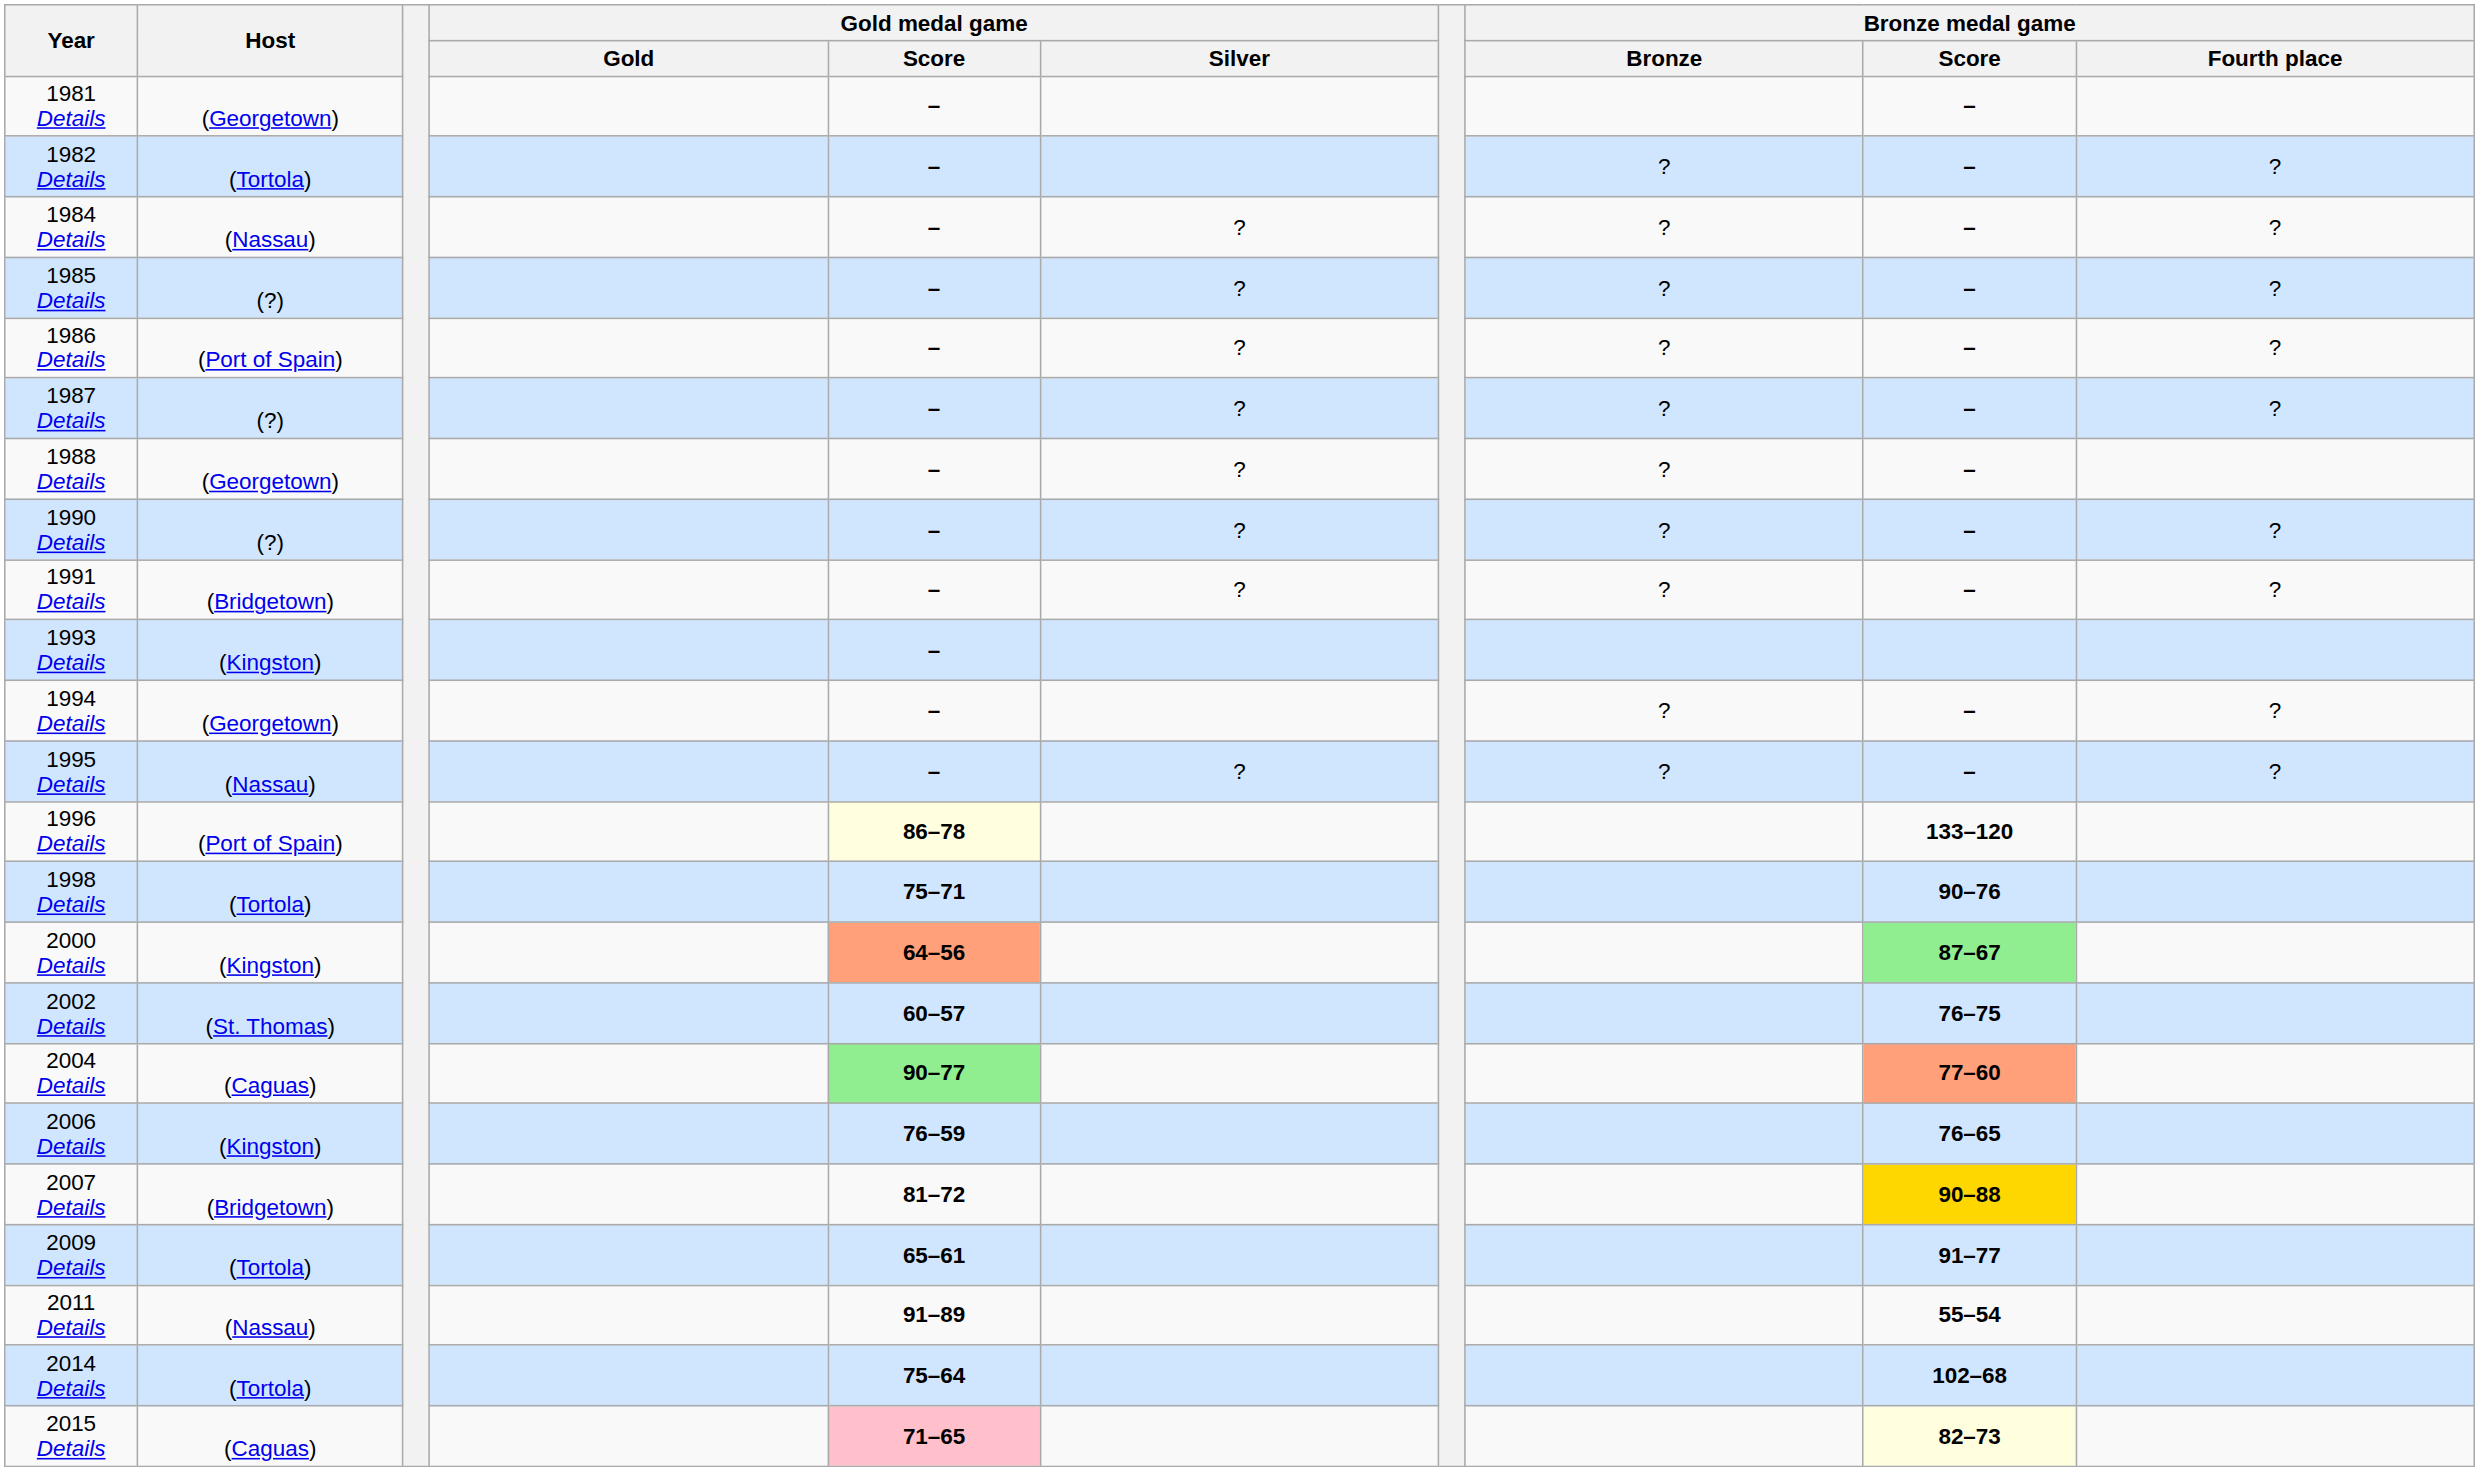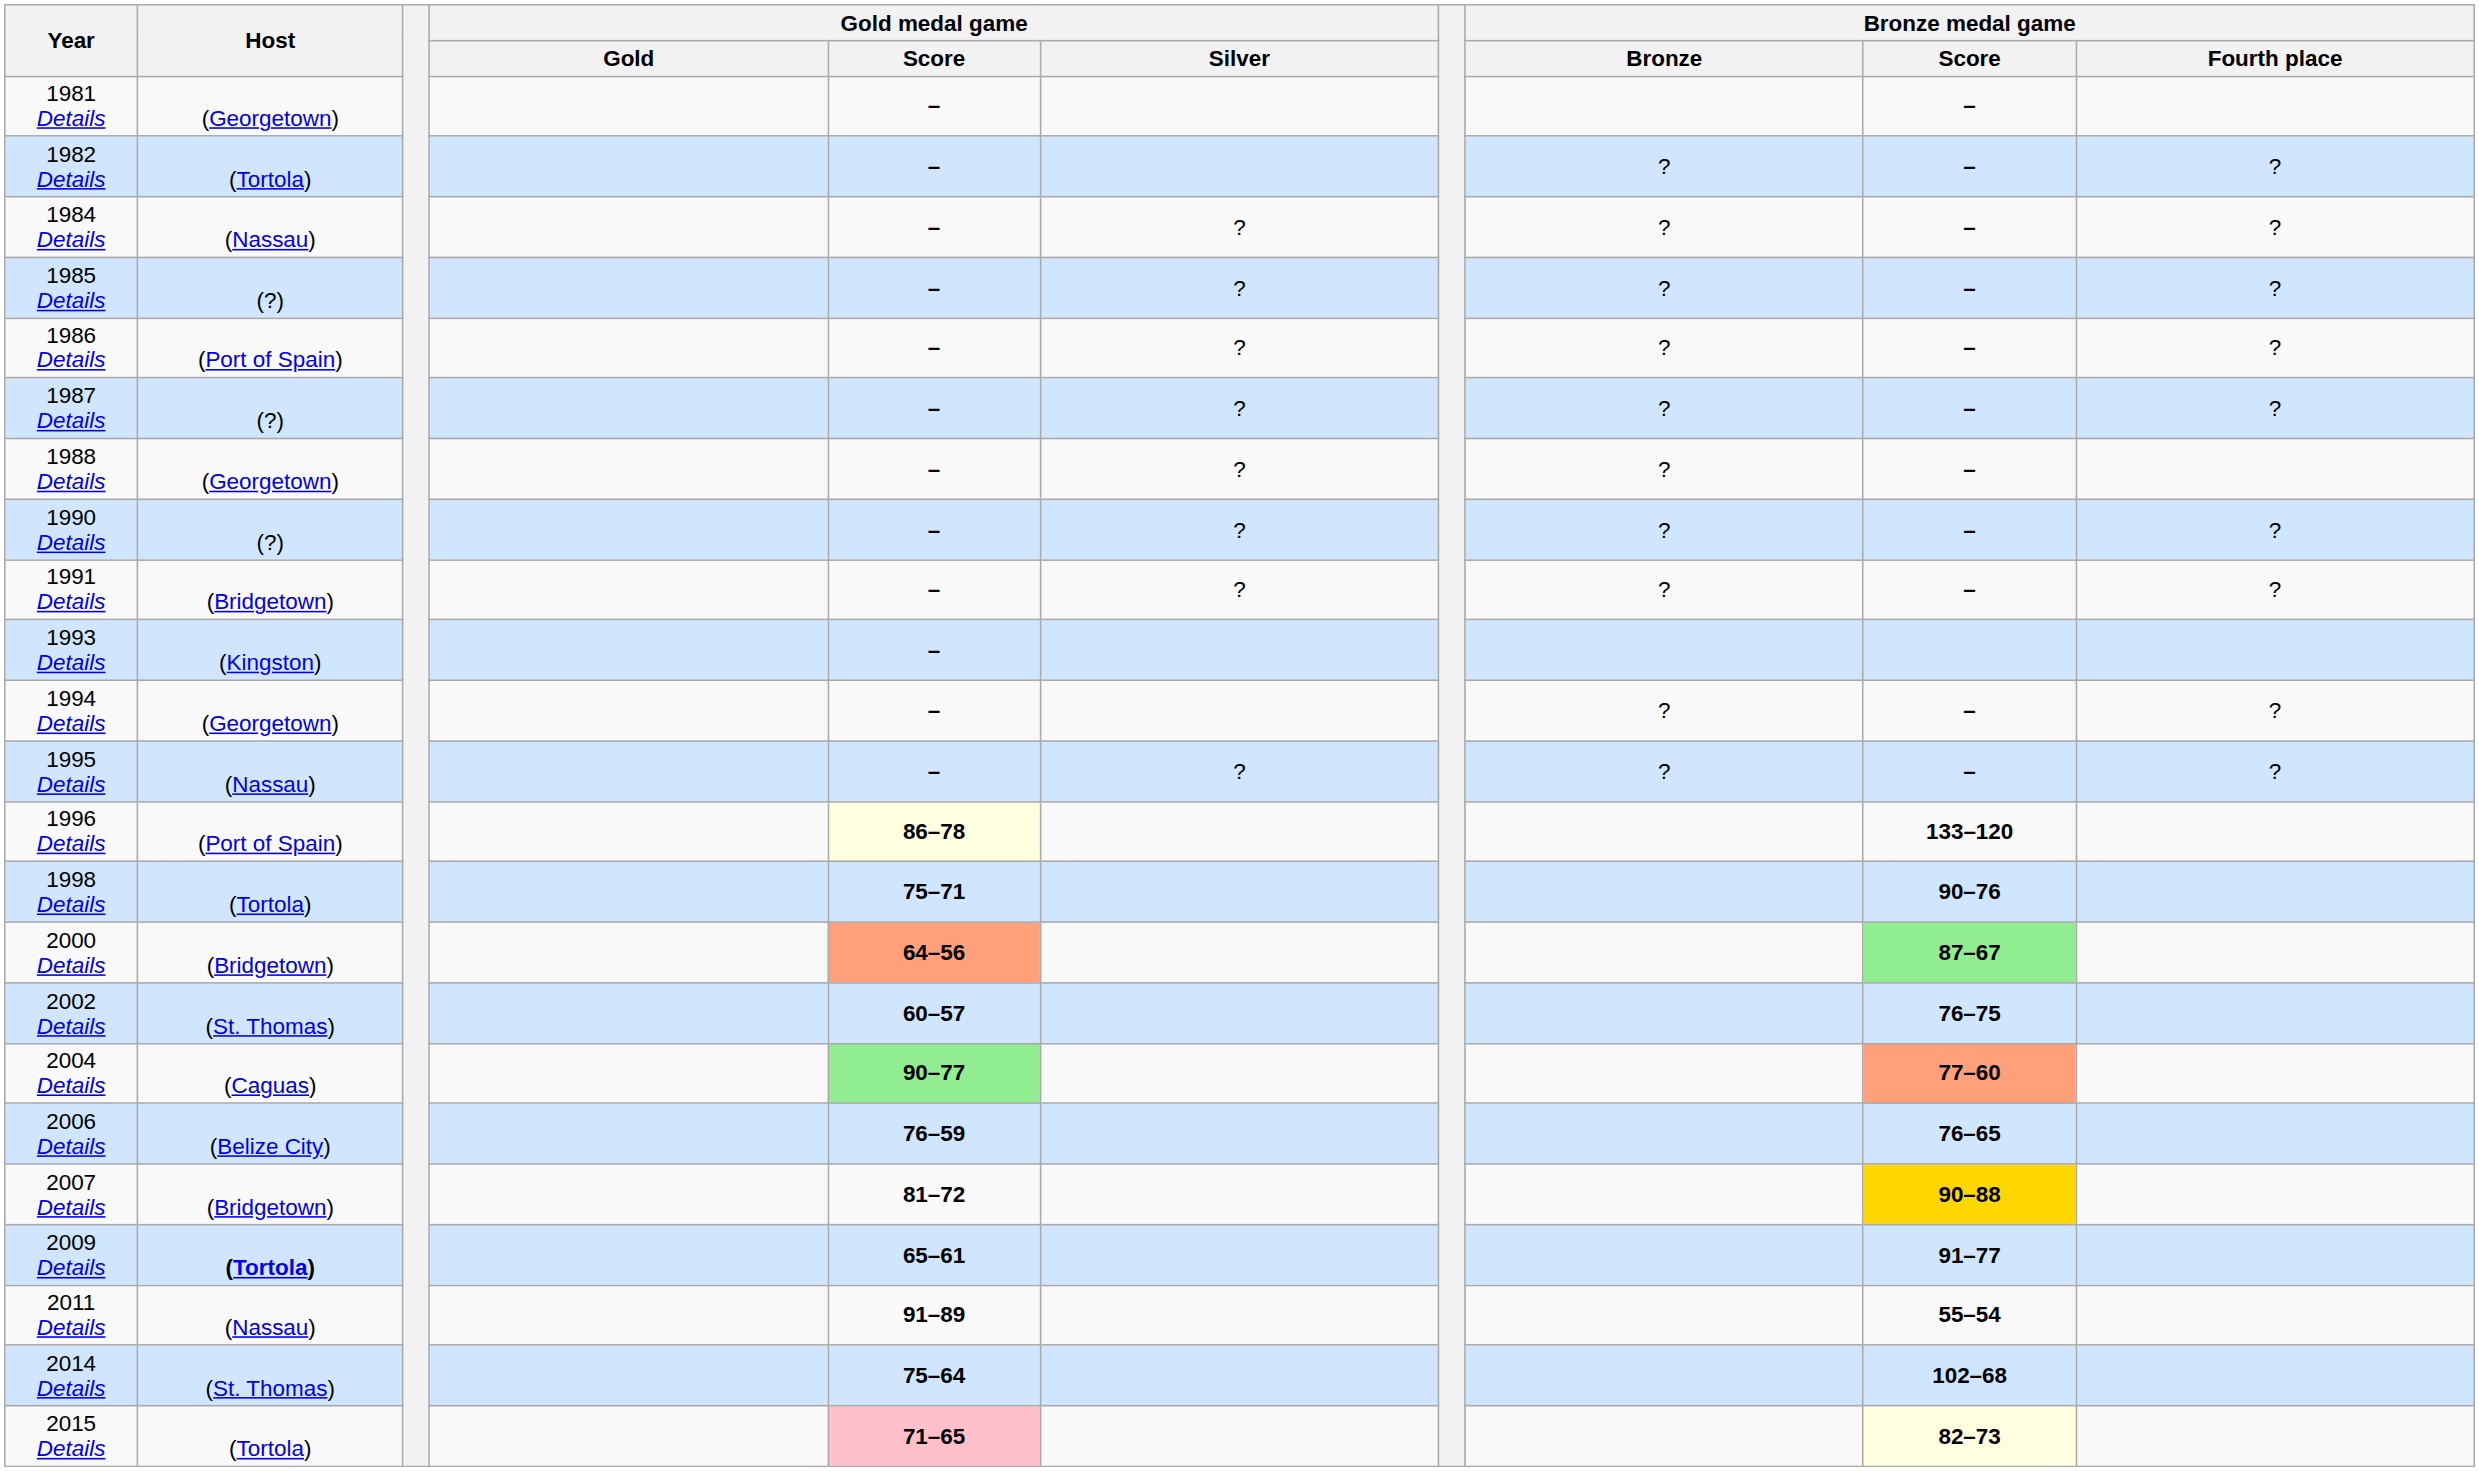(270, 965) (Kingston) -> (270, 965) (Bridgetown)
(270, 1147) (Kingston) -> (270, 1147) (Belize City)
(270, 1267) normal -> (270, 1267) bold
(270, 1388) (Tortola) -> (270, 1388) (St. Thomas)
(270, 1449) (Caguas) -> (270, 1449) (Tortola)
